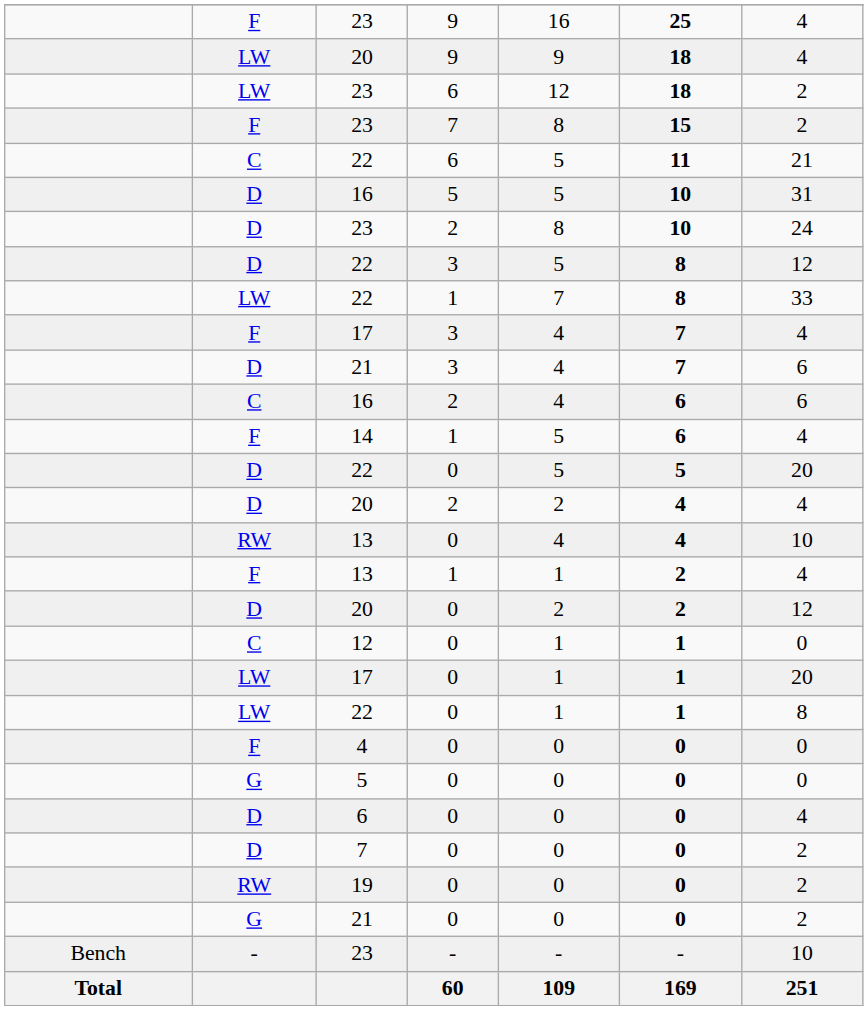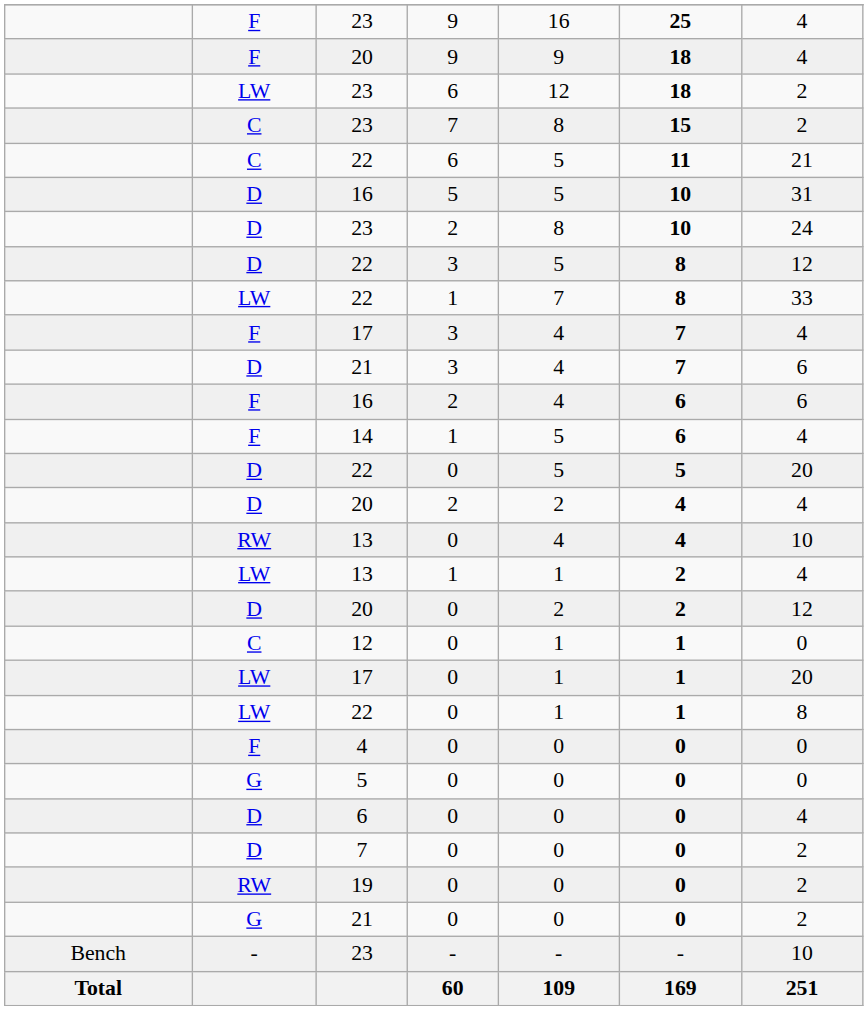(254, 56) LW -> (254, 56) F
(254, 125) F -> (254, 125) C
(254, 401) C -> (254, 401) F
(254, 573) F -> (254, 573) LW
